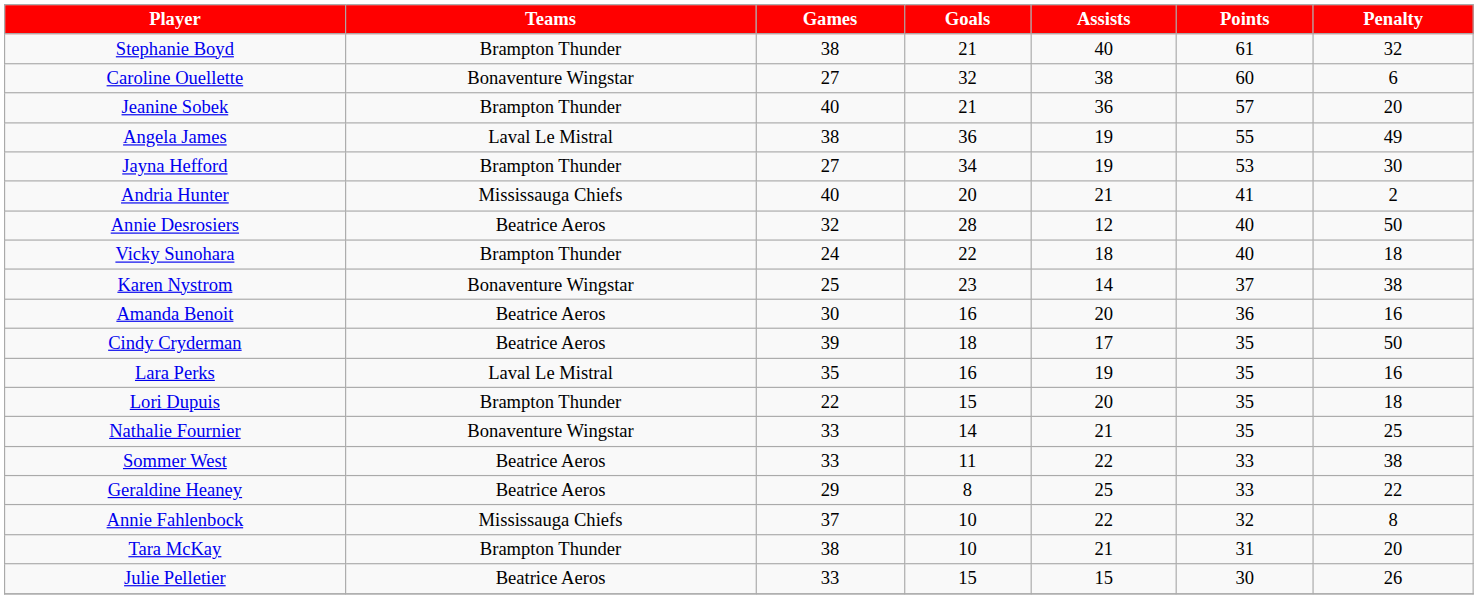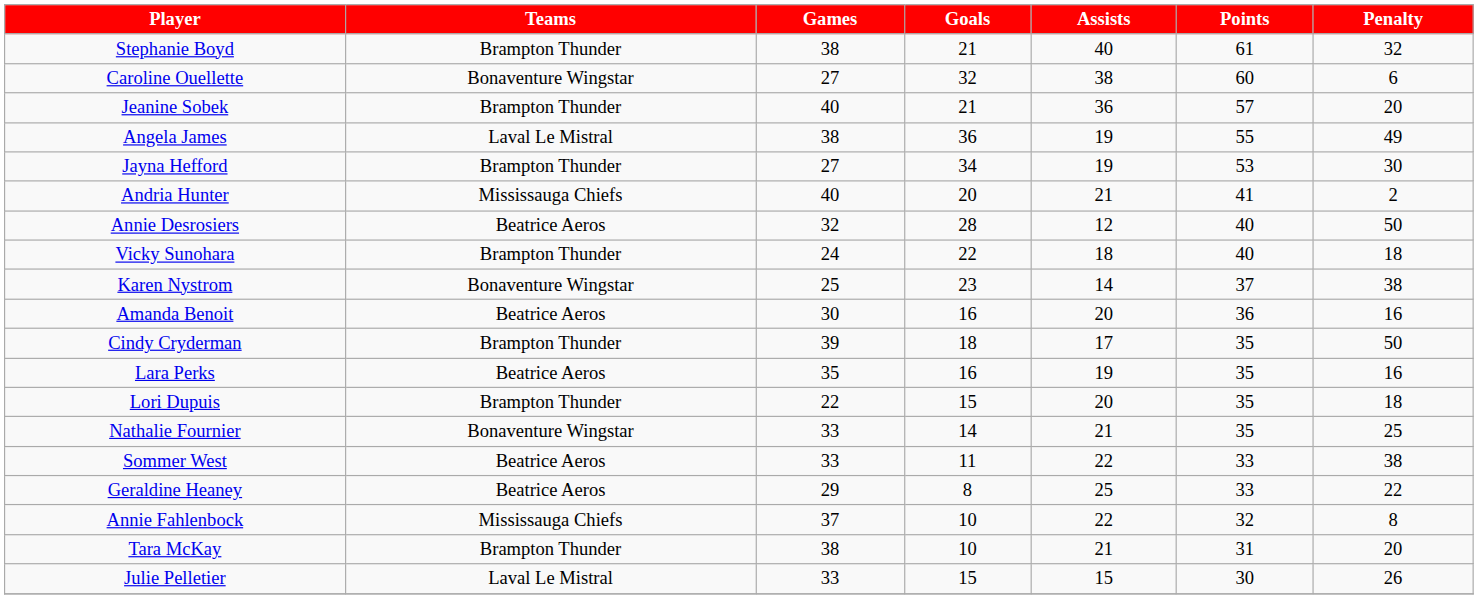(551, 343) Beatrice Aeros -> (551, 343) Brampton Thunder
(551, 372) Laval Le Mistral -> (551, 372) Beatrice Aeros
(551, 578) Beatrice Aeros -> (551, 578) Laval Le Mistral
